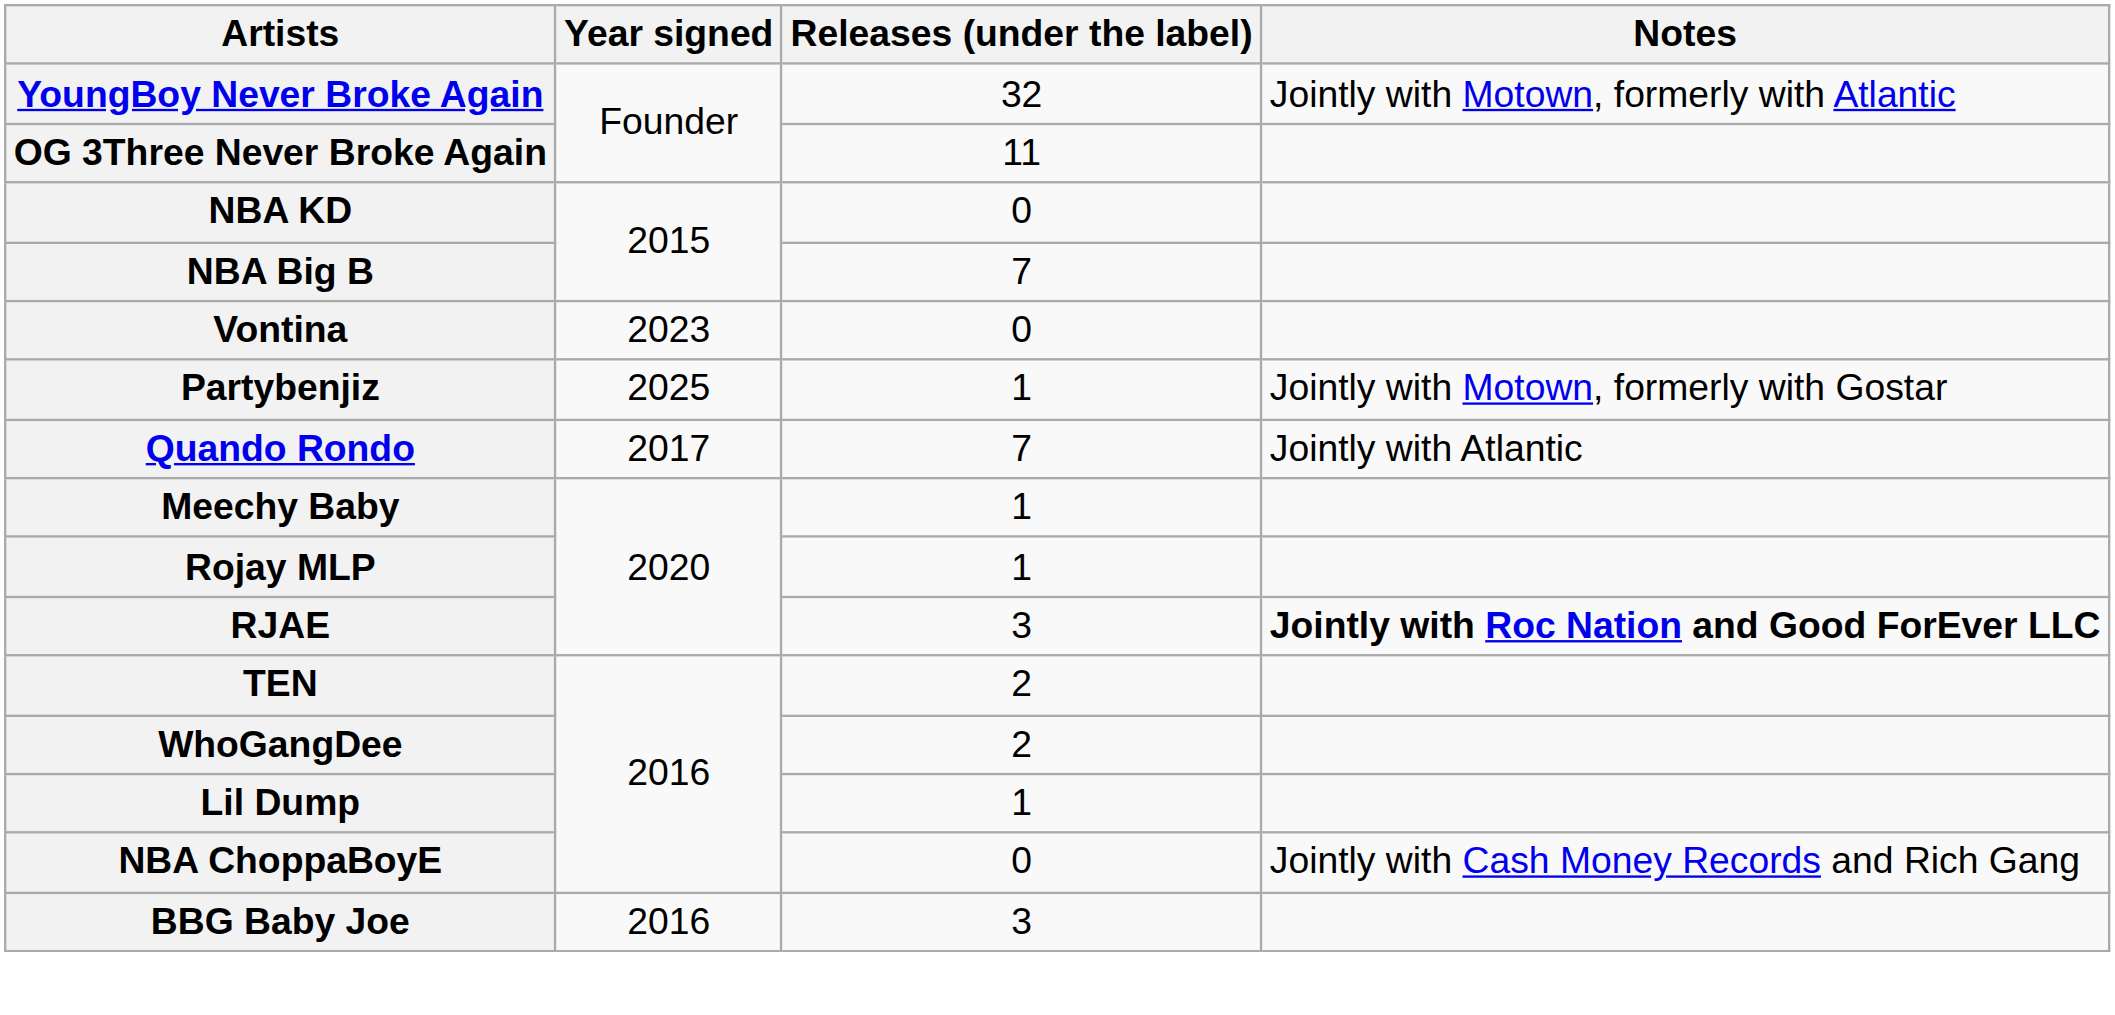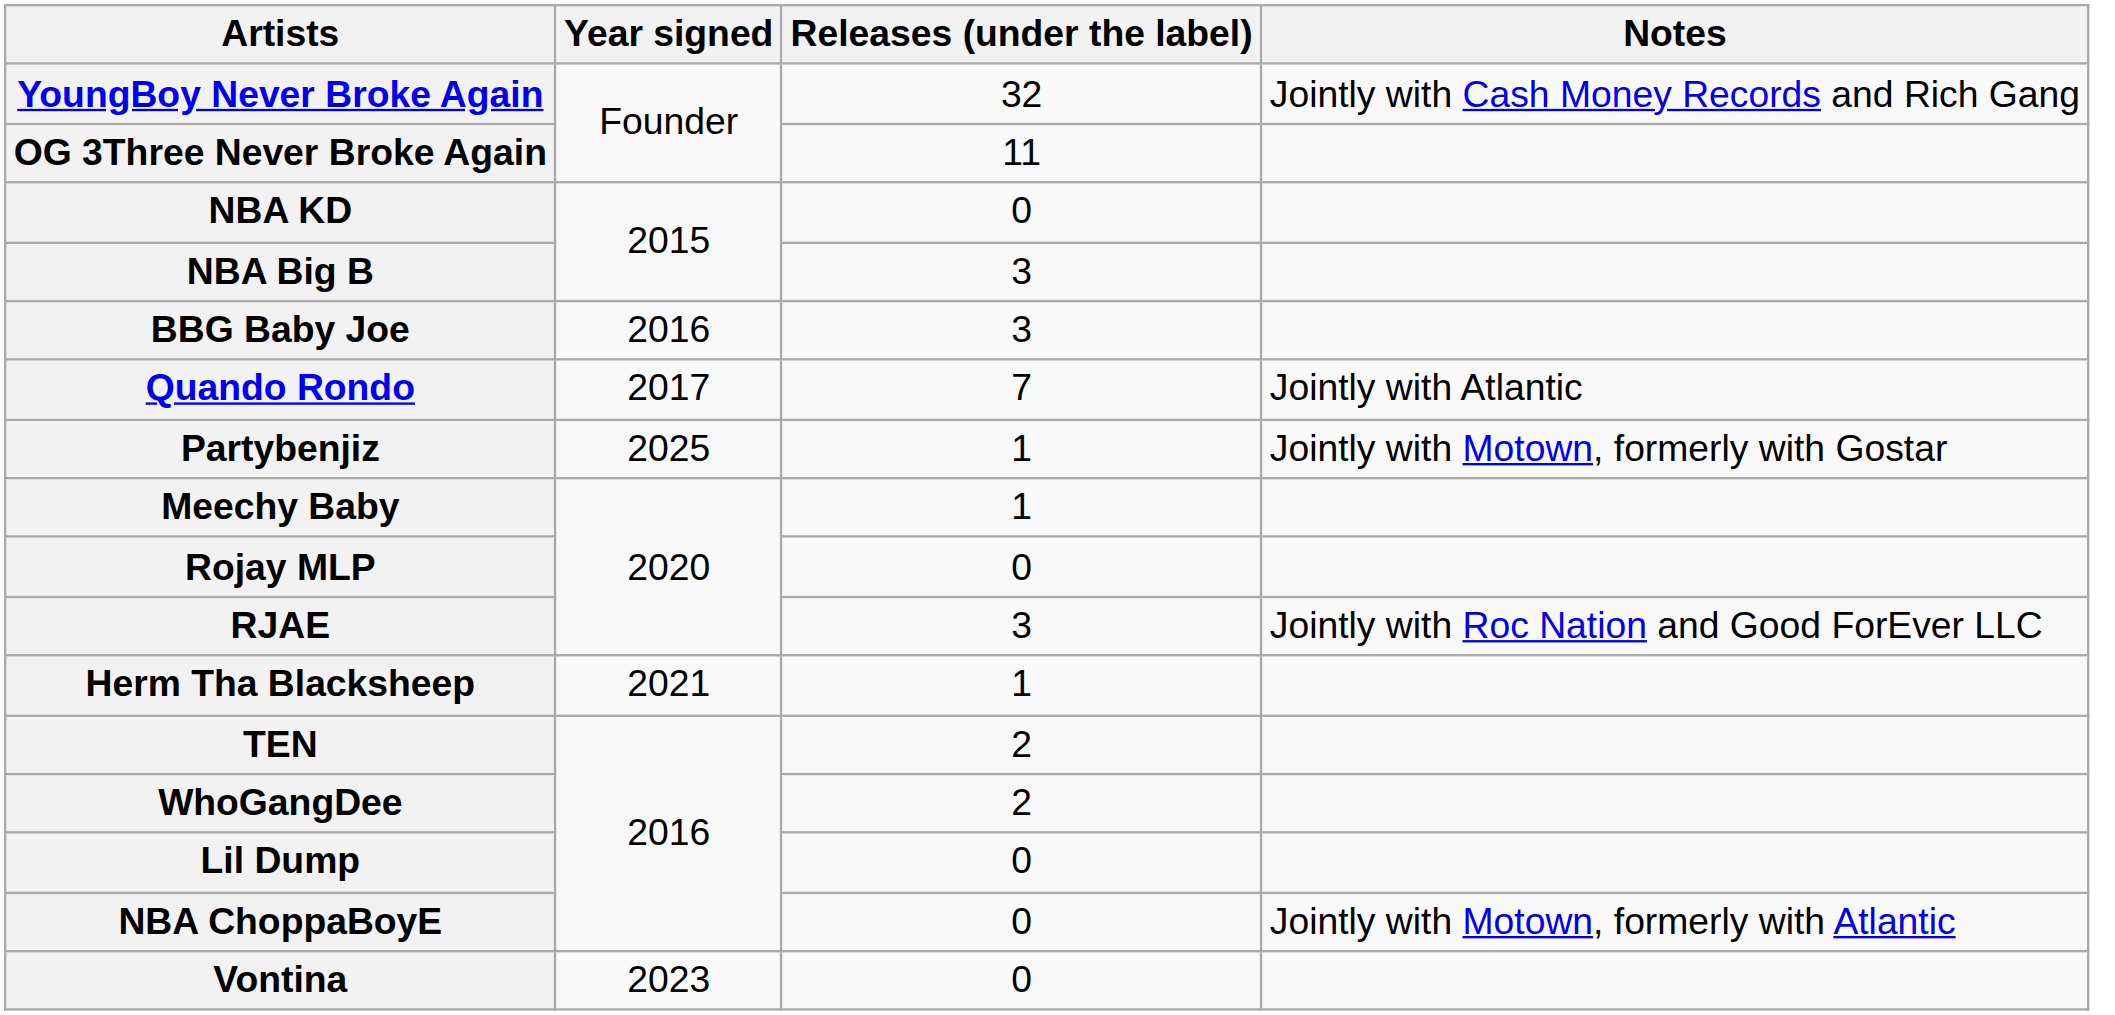(1613, 93) Jointly with Motown, formerly with Atlantic -> (1675, 93) Jointly with Cash Money Records and Rich Gang
(1022, 270) 7 -> (1022, 270) 3
rows swapped: (280, 920) <-> (280, 329)
rows swapped: (280, 447) <-> (280, 388)
(1022, 566) 1 -> (1022, 566) 0
(1685, 625) bold -> (1656, 625) normal
+ row: (280, 684)
(1022, 802) 1 -> (1022, 861) 0
(1675, 861) Jointly with Cash Money Records and Rich Gang -> (1613, 920) Jointly with Motown, formerly with Atlantic
